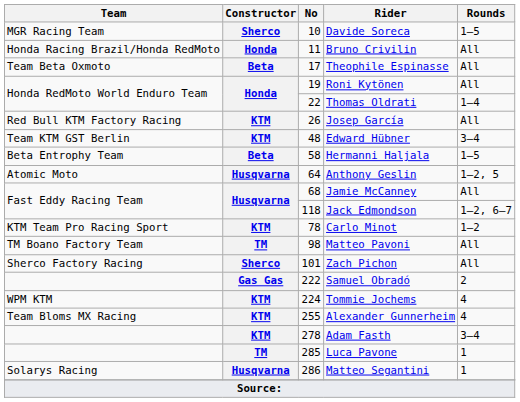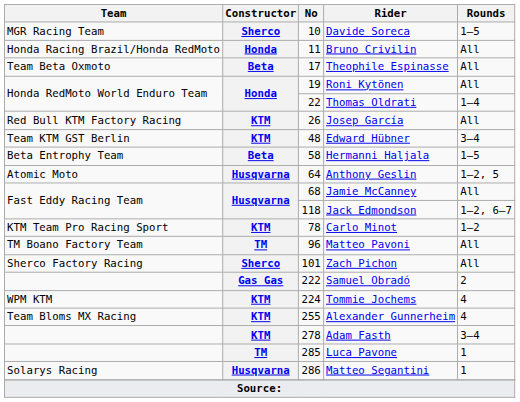(314, 246) 98 -> (314, 246) 96
